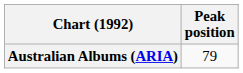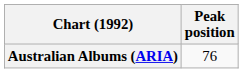(210, 56) 79 -> (210, 56) 76
